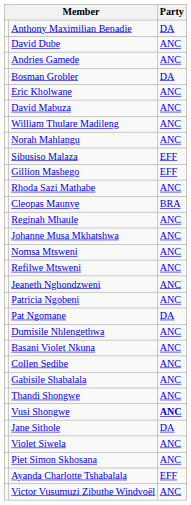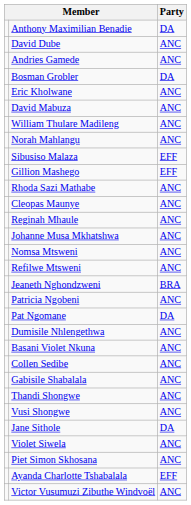(170, 204) BRA -> (170, 204) ANC
(170, 284) ANC -> (170, 284) BRA
(171, 412) bold -> (170, 412) normal
